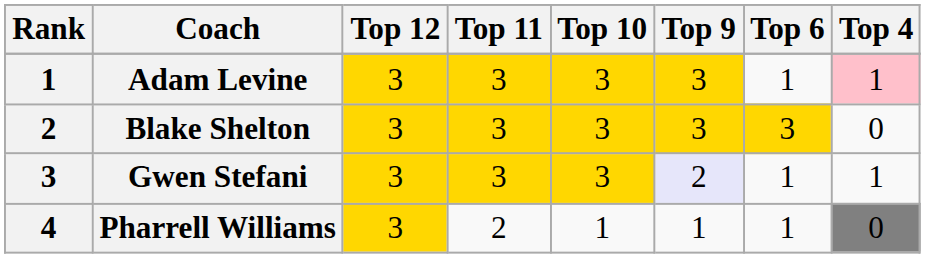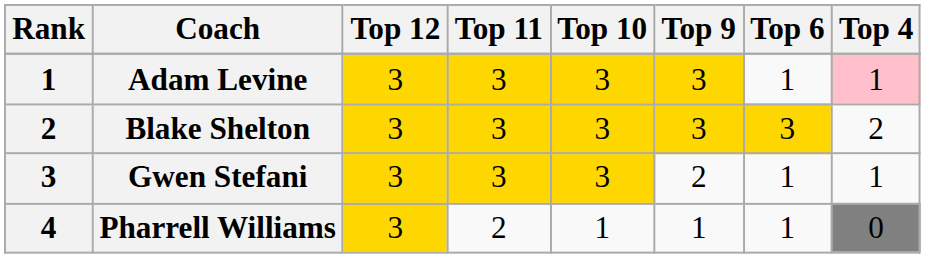(876, 128) 0 -> (876, 128) 2
(699, 177) lavender background -> (699, 177) no background
